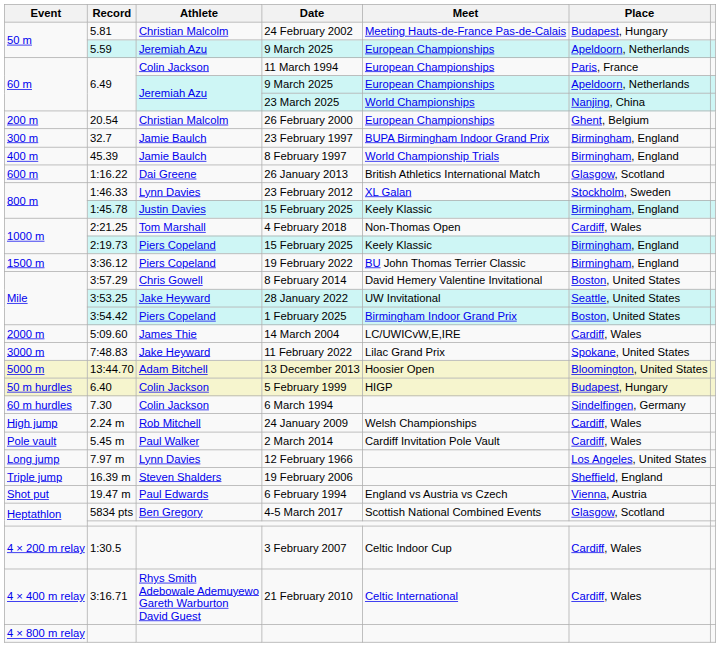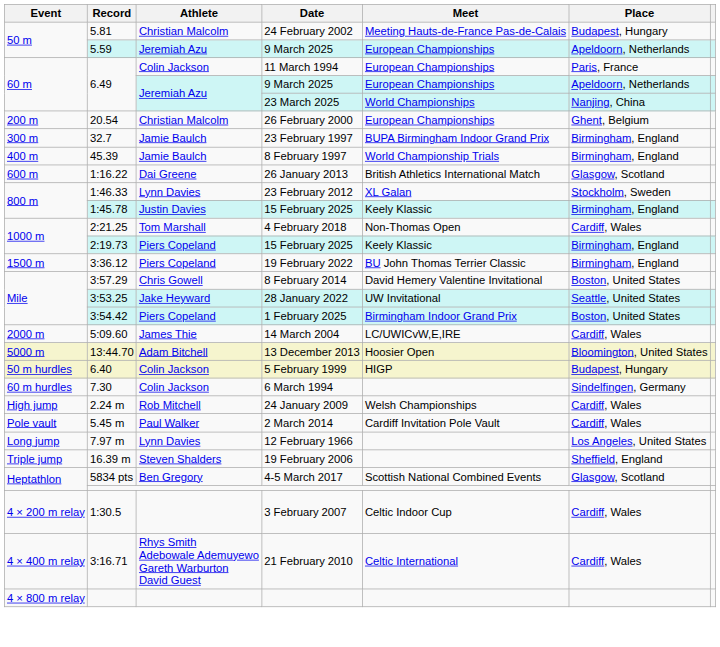- row: (26, 352)
- row: (28, 494)
